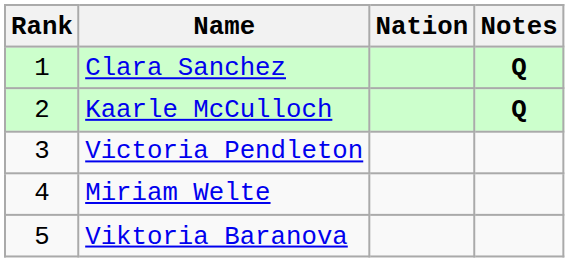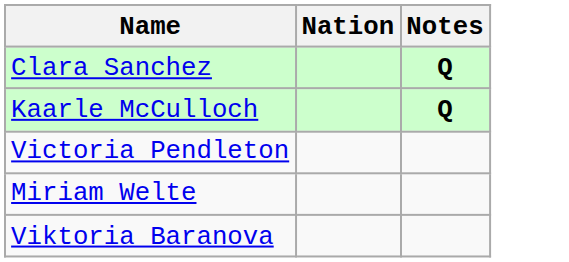- column: (42, 26)
